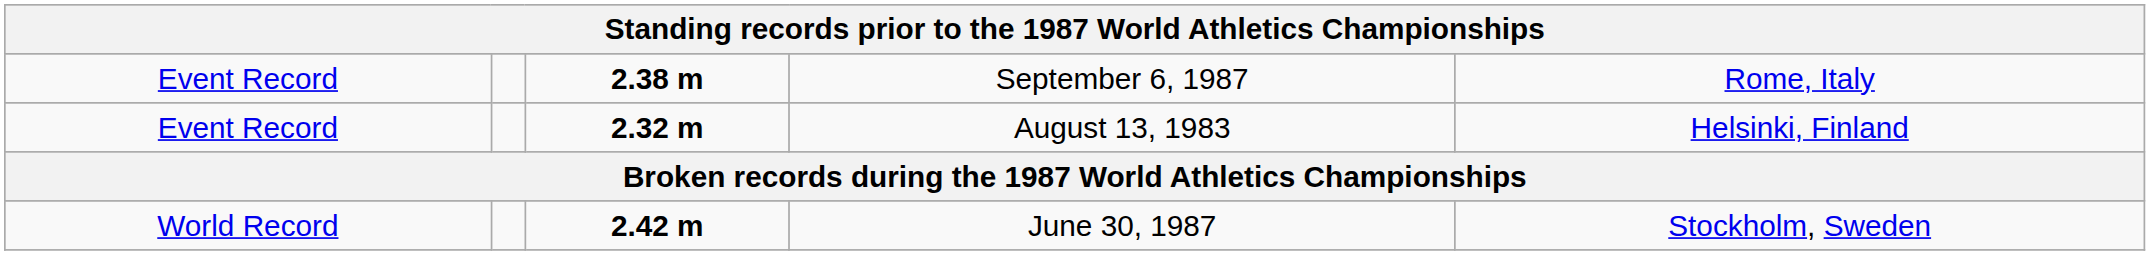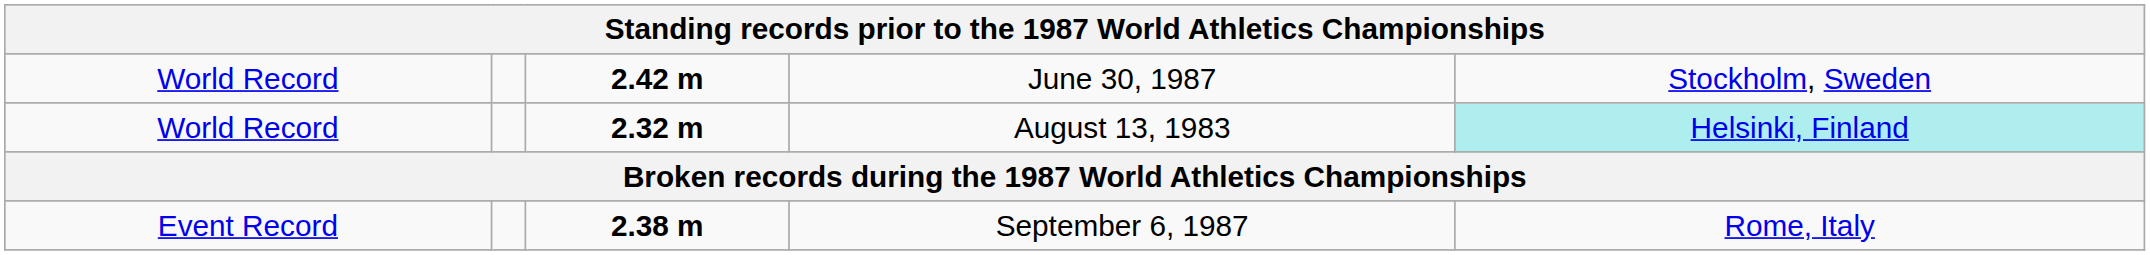rows swapped: (1122, 224) <-> (1122, 77)
(248, 126) Event Record -> (248, 126) World Record
(1800, 126) no background -> (1800, 126) paleturquoise background
